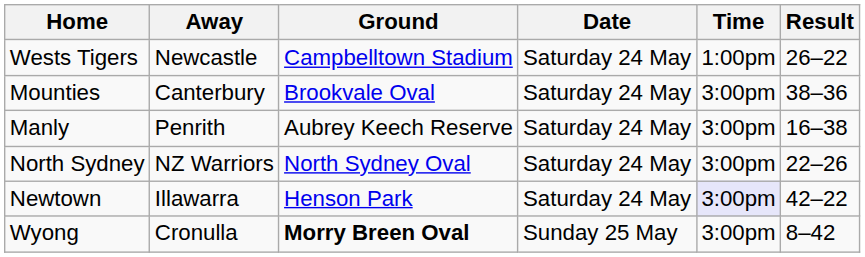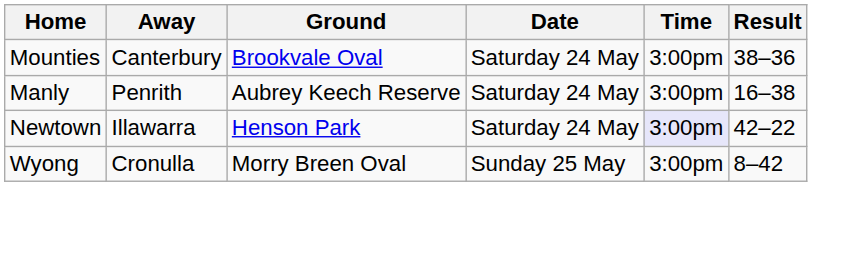- row: (74, 57)
- row: (77, 163)
(377, 233) bold -> (319, 163) normal
